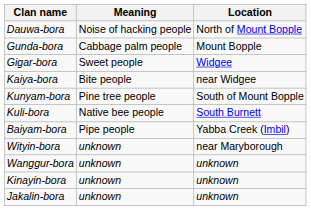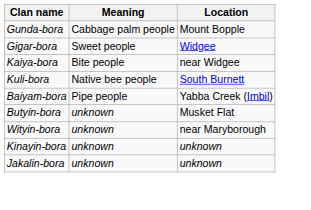- row: (36, 29)
- row: (38, 96)
+ row: (34, 113)
- row: (40, 163)
